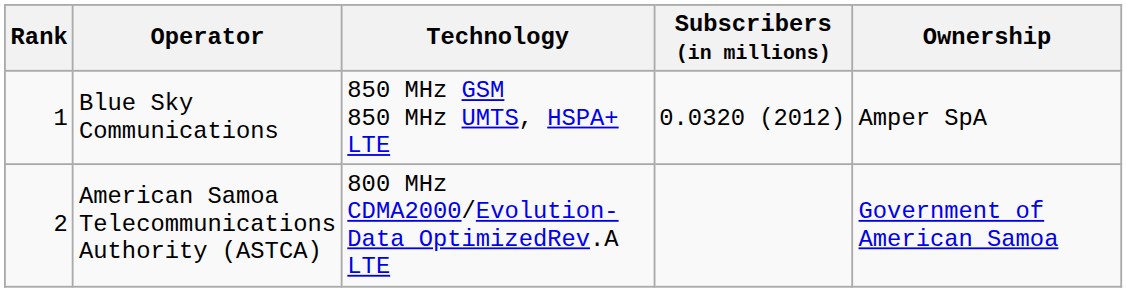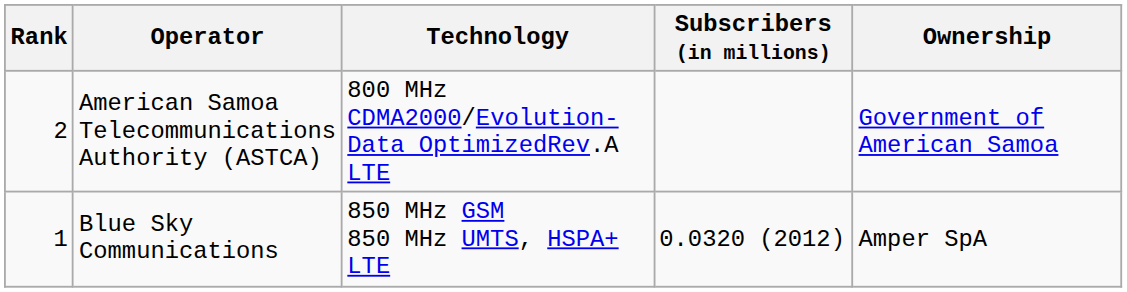rows swapped: (179, 118) <-> (208, 225)
